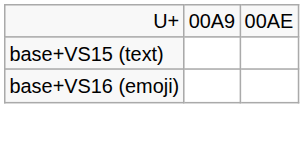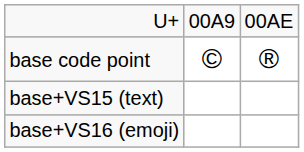+ row: (80, 60)
